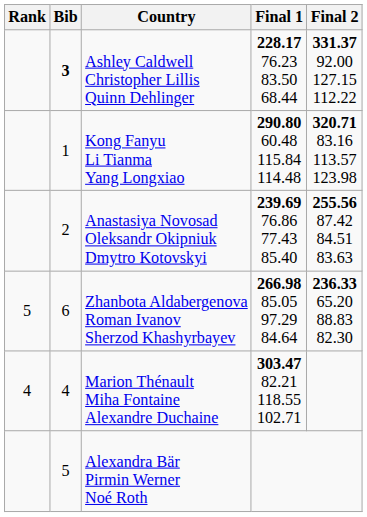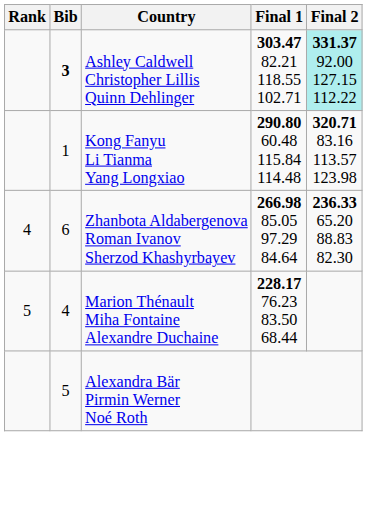(279, 70) 228.17 76.23 83.50 68.44 -> (279, 70) 303.47 82.21 118.55 102.71
(335, 70) no background -> (335, 70) paleturquoise background
- row: (151, 239)
(27, 310) 5 -> (27, 230) 4
(27, 390) 4 -> (27, 310) 5
(279, 390) 303.47 82.21 118.55 102.71 -> (279, 310) 228.17 76.23 83.50 68.44
